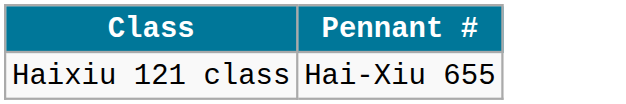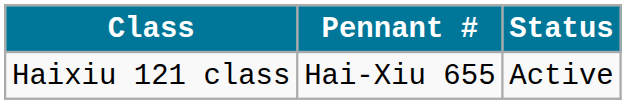+ column: (562, 29)
